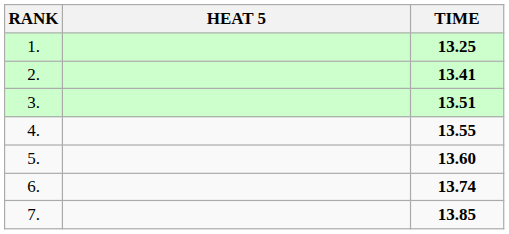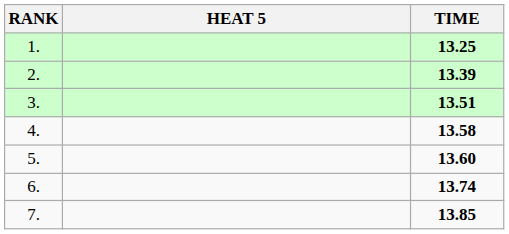(457, 74) 13.41 -> (457, 74) 13.39
(457, 131) 13.55 -> (457, 131) 13.58
